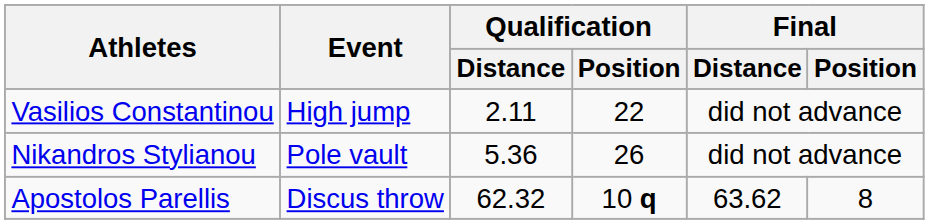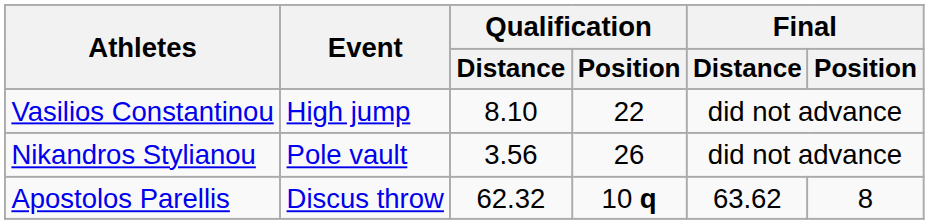(511, 112) 2.11 -> (511, 112) 8.10
(511, 155) 5.36 -> (511, 155) 3.56
